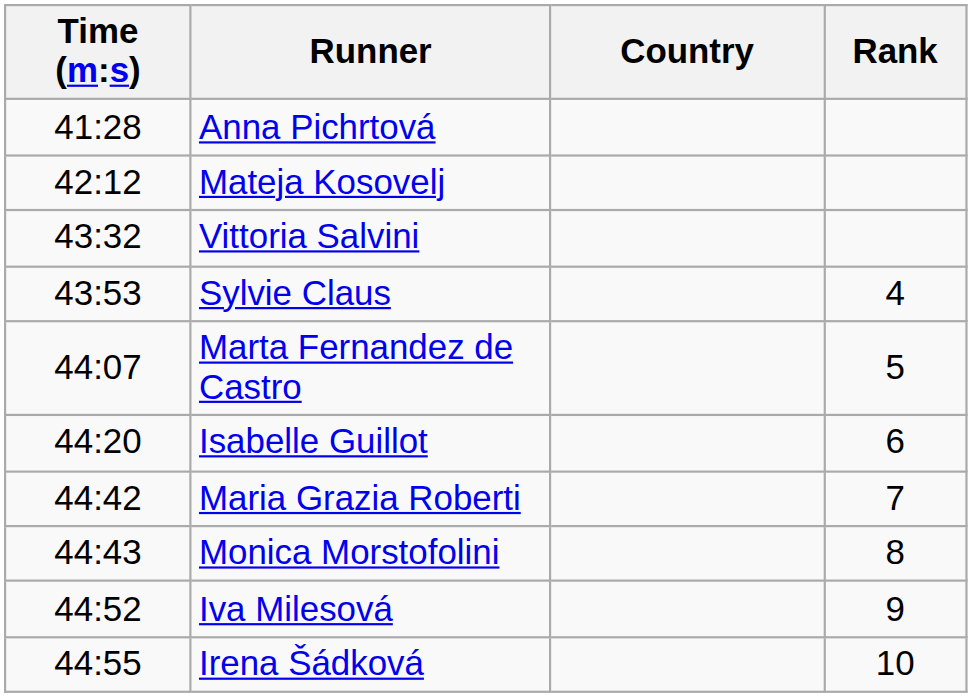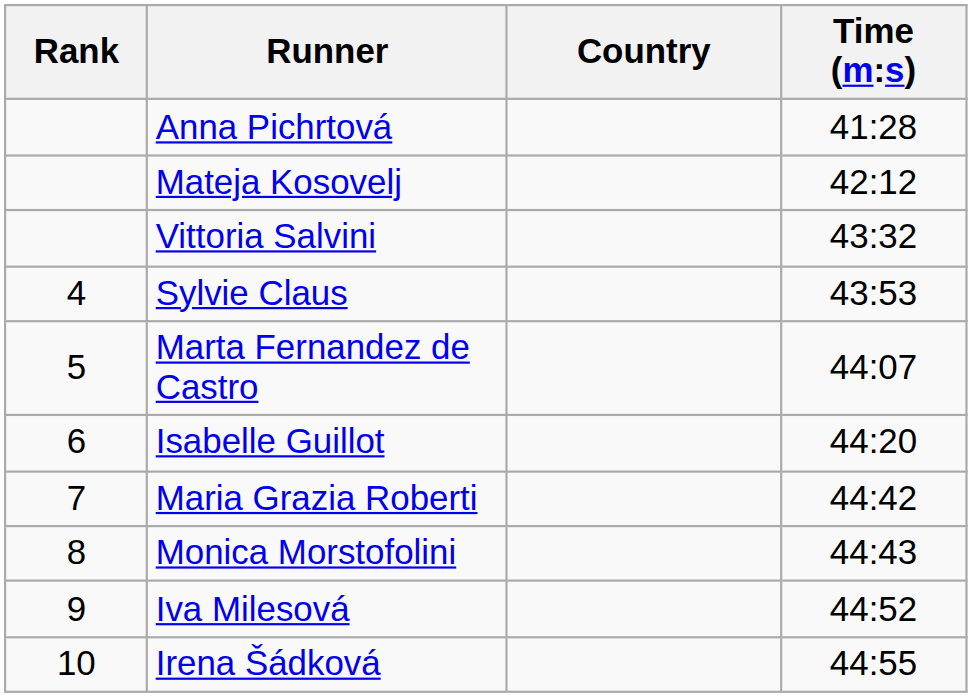columns swapped: (895, 51) <-> (98, 51)
